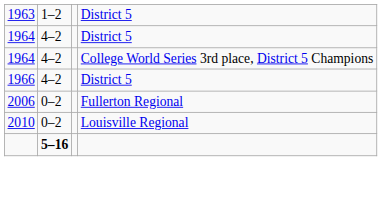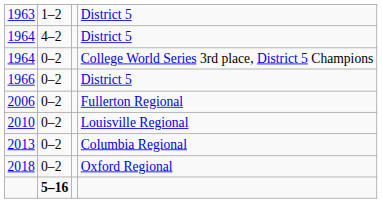(51, 58) 4–2 -> (51, 58) 0–2
(51, 79) 4–2 -> (51, 79) 0–2
+ row: (21, 144)
+ row: (21, 166)
